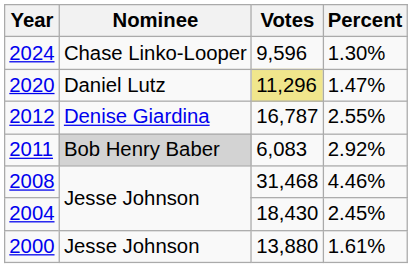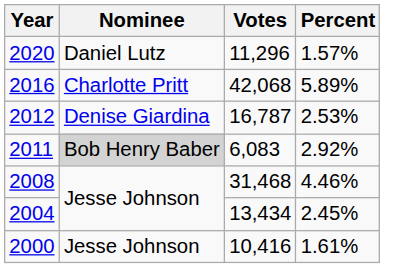- row: (32, 52)
(287, 85) khaki background -> (259, 52) no background
(357, 85) 1.47% -> (329, 52) 1.57%
+ row: (32, 85)
(357, 117) 2.55% -> (329, 117) 2.53%
(287, 213) 18,430 -> (260, 213) 13,434
(287, 246) 13,880 -> (260, 246) 10,416
